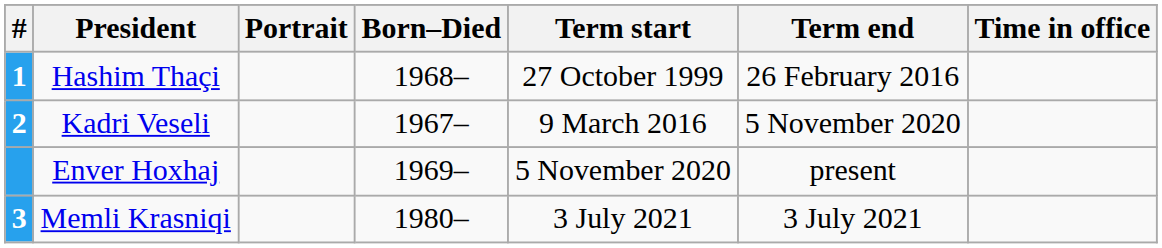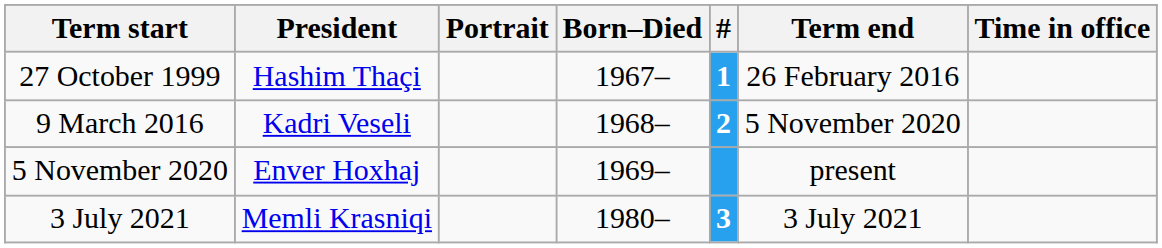columns swapped: (19, 28) <-> (623, 28)
(431, 75) 1968– -> (632, 75) 1967–
(431, 123) 1967– -> (632, 123) 1968–
